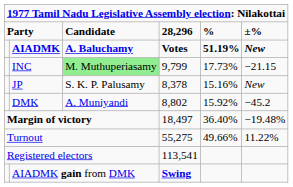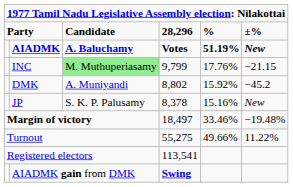(220, 66) 17.73% -> (220, 66) 17.76%
rows swapped: (25, 102) <-> (17, 84)
(220, 119) 36.40% -> (220, 119) 33.46%
